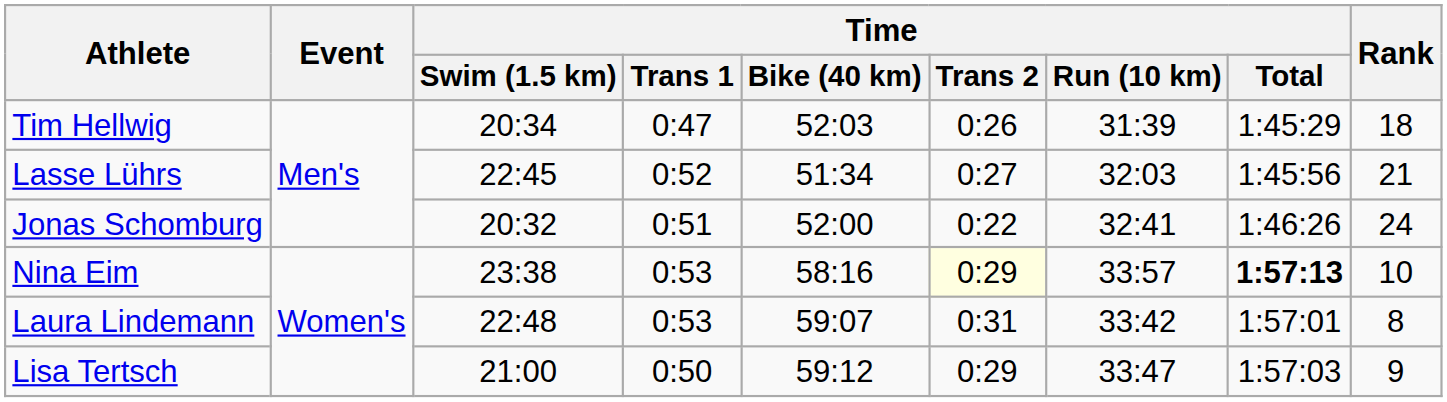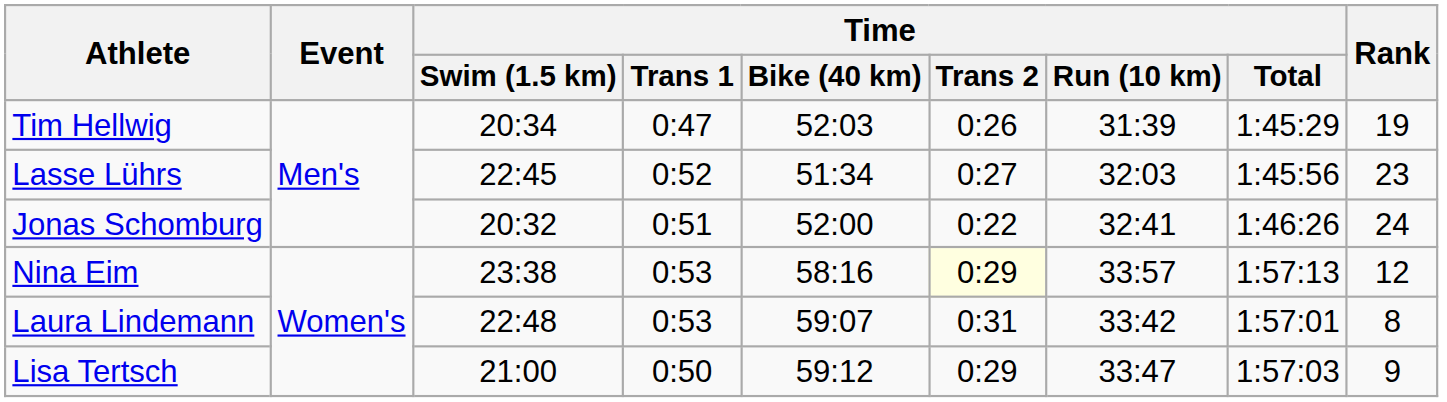(1396, 126) 18 -> (1392, 126) 19
(1396, 175) 21 -> (1392, 175) 23
(1290, 273) bold -> (1288, 273) normal
(1396, 273) 10 -> (1392, 273) 12
